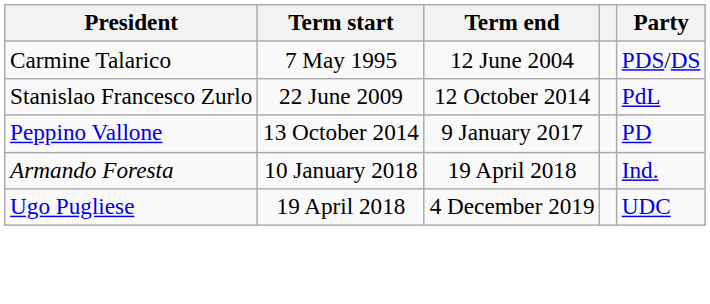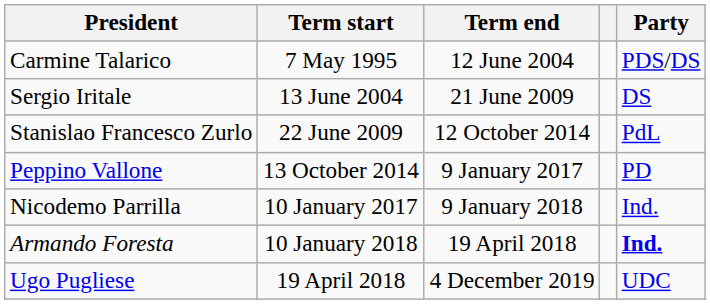+ row: (71, 96)
+ row: (95, 206)
(640, 170) normal -> (642, 243) bold
